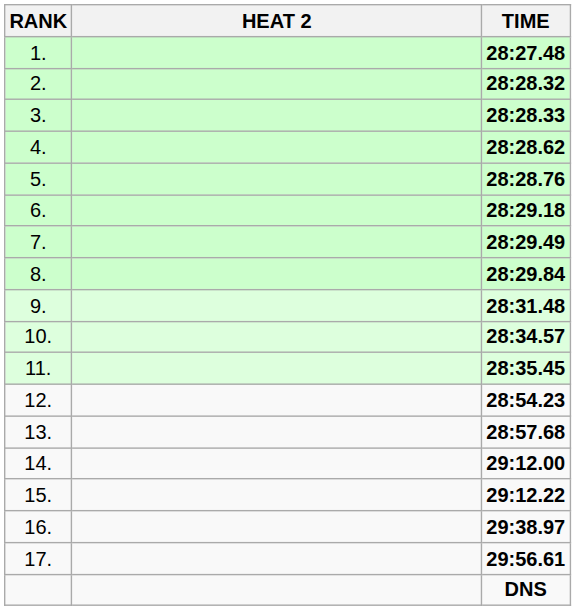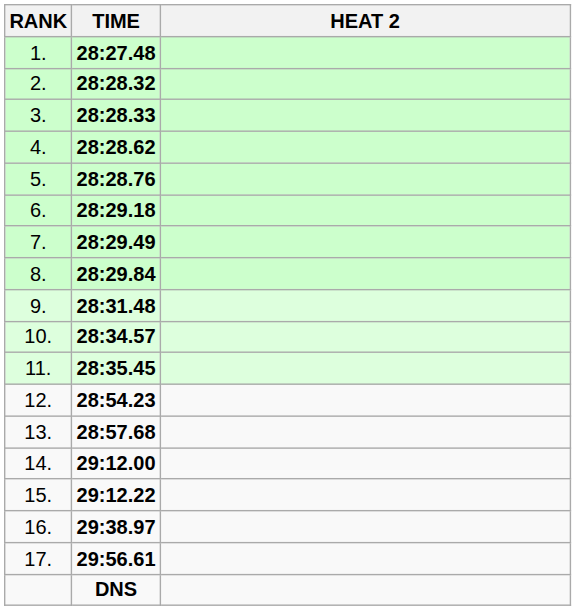columns swapped: (277, 21) <-> (526, 21)
